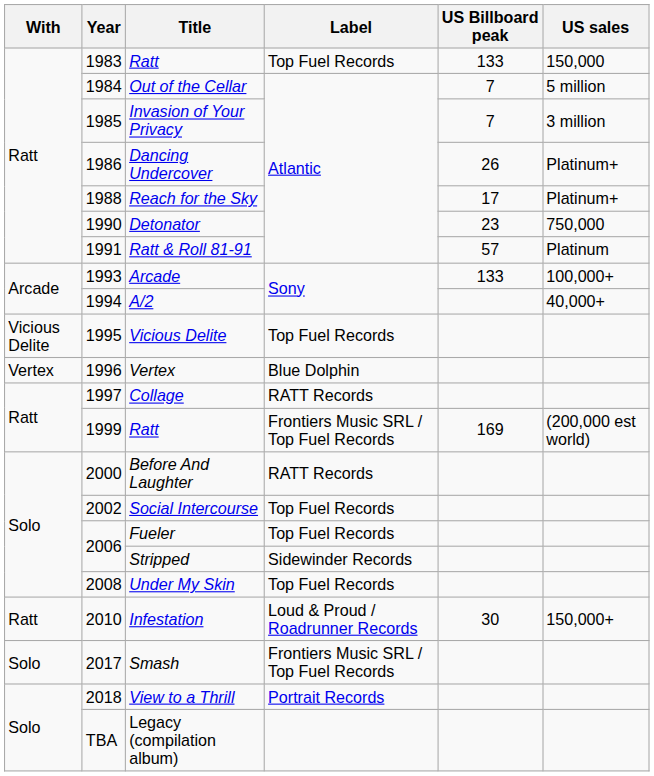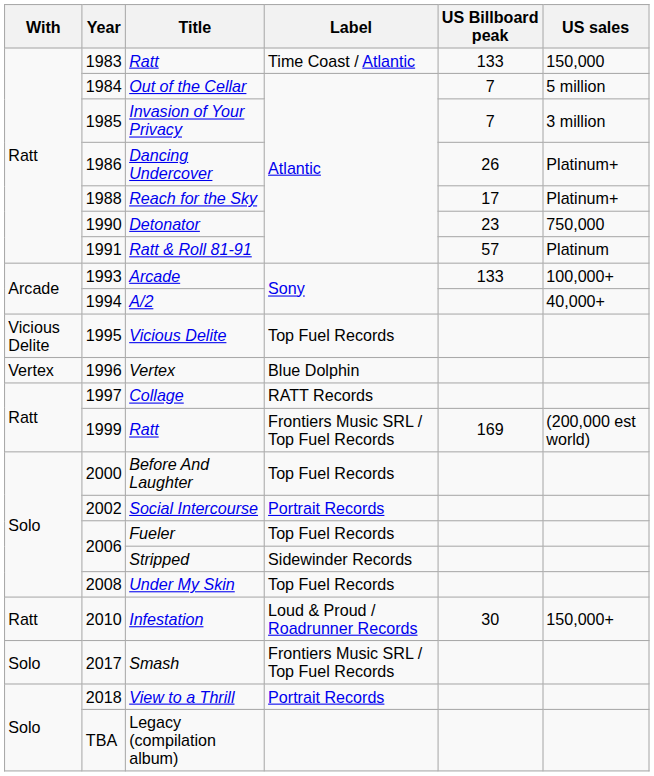(331, 61) Top Fuel Records -> (342, 61) Time Coast / Atlantic
(321, 474) RATT Records -> (331, 474) Top Fuel Records
(331, 508) Top Fuel Records -> (326, 508) Portrait Records
